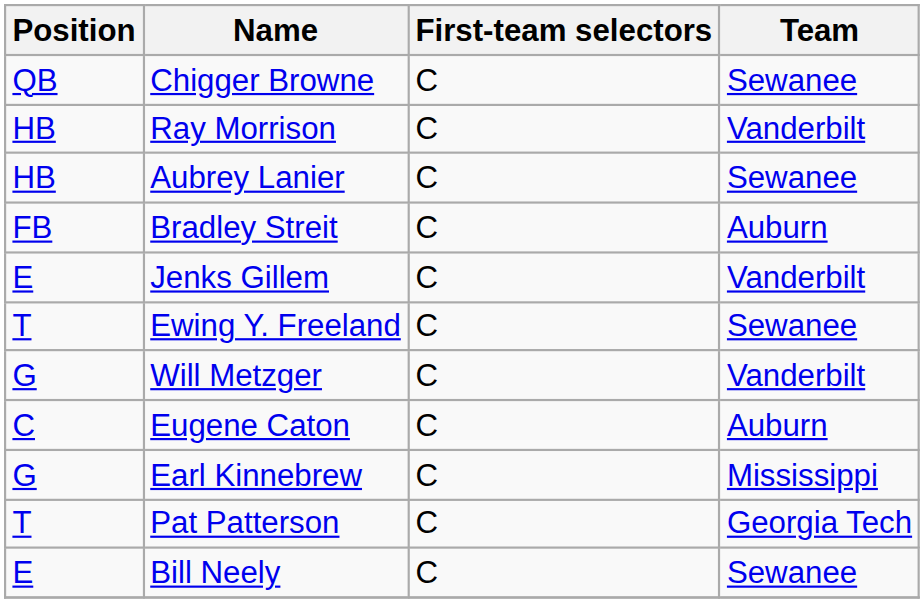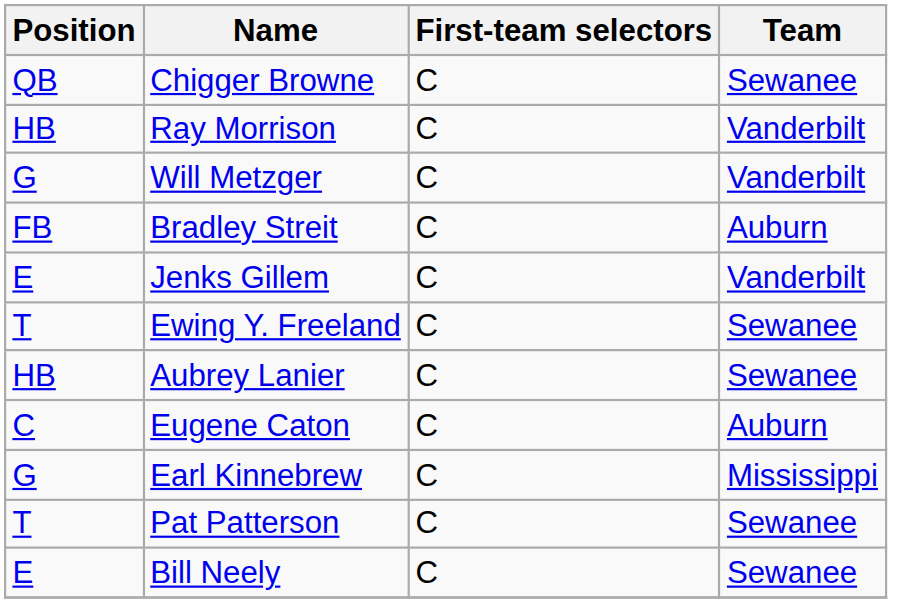rows swapped: (247, 178) <-> (236, 376)
(820, 524) Georgia Tech -> (792, 524) Sewanee
